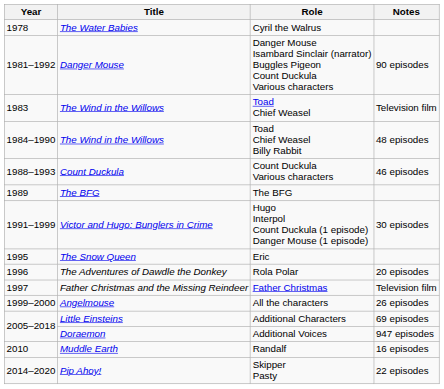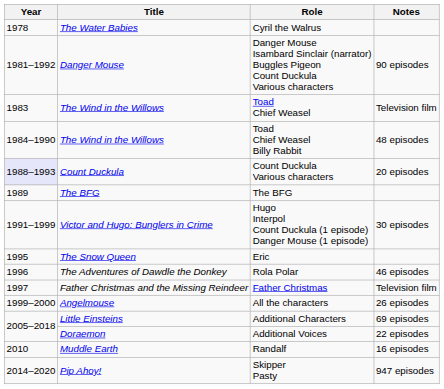(31, 171) no background -> (31, 171) lavender background
(402, 171) 46 episodes -> (402, 171) 20 episodes
(402, 272) 20 episodes -> (402, 272) 46 episodes
(405, 334) 947 episodes -> (402, 334) 22 episodes
(402, 370) 22 episodes -> (405, 370) 947 episodes
